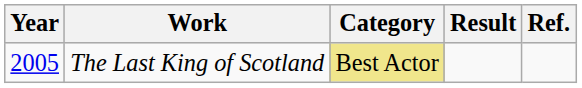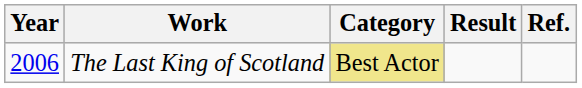(35, 62) 2005 -> (35, 62) 2006
